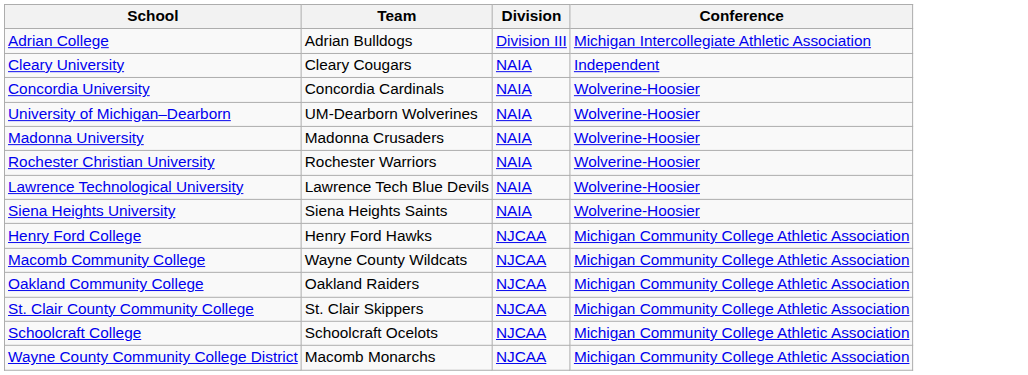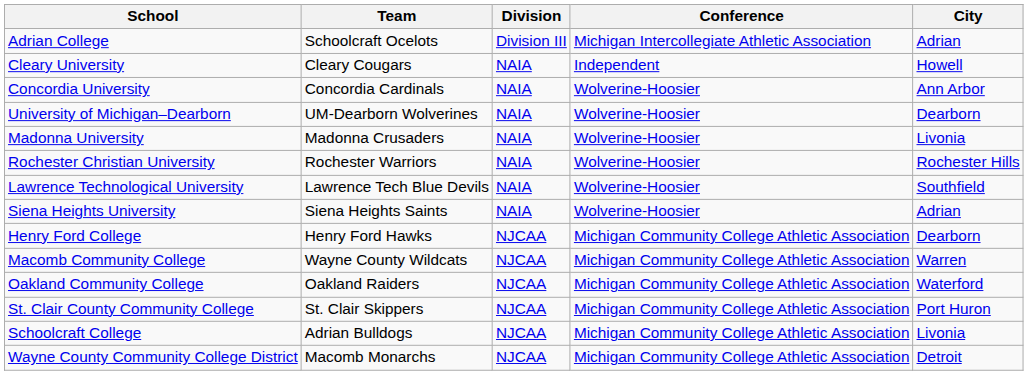+ column: (968, 16)
(359, 41) Adrian Bulldogs -> (371, 41) Schoolcraft Ocelots
(371, 333) Schoolcraft Ocelots -> (359, 333) Adrian Bulldogs
